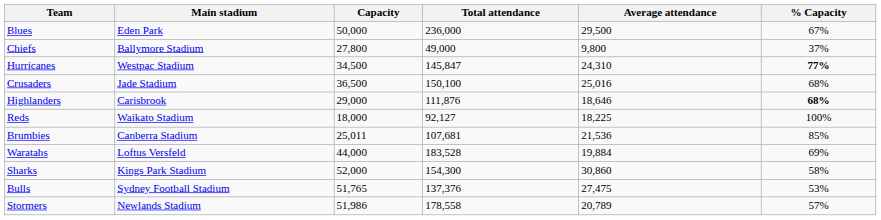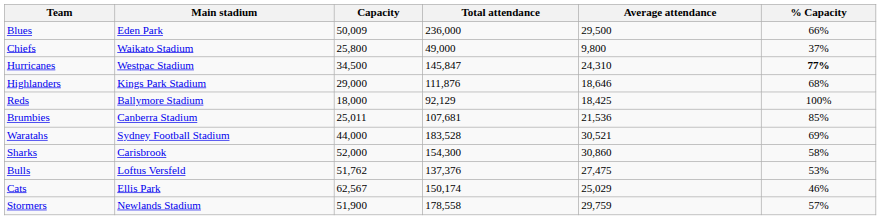(352, 30) 50,000 -> (352, 30) 50,009
(819, 30) 67% -> (819, 30) 66%
(160, 48) Ballymore Stadium -> (155, 48) Waikato Stadium
(352, 48) 27,800 -> (352, 48) 25,800
- row: (29, 83)
(142, 100) Carisbrook -> (162, 83) Kings Park Stadium
(819, 100) bold -> (819, 83) normal
(155, 118) Waikato Stadium -> (160, 100) Ballymore Stadium
(440, 118) 92,127 -> (440, 100) 92,129
(596, 118) 18,225 -> (596, 100) 18,425
(151, 153) Loftus Versfeld -> (173, 135) Sydney Football Stadium
(596, 153) 19,884 -> (596, 135) 30,521
(162, 170) Kings Park Stadium -> (142, 153) Carisbrook
(173, 188) Sydney Football Stadium -> (151, 170) Loftus Versfeld
(352, 188) 51,765 -> (352, 170) 51,762
+ row: (17, 188)
(352, 205) 51,986 -> (352, 205) 51,900
(596, 205) 20,789 -> (596, 205) 29,759
